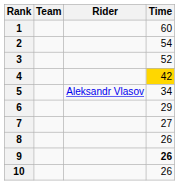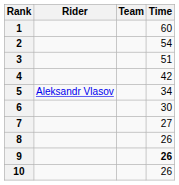columns swapped: (105, 12) <-> (49, 12)
(166, 60) 52 -> (166, 60) 51
(166, 76) gold background -> (166, 76) no background
(166, 108) 29 -> (166, 108) 30
